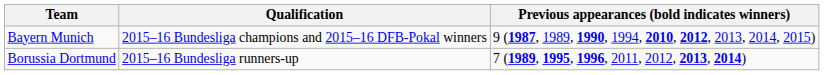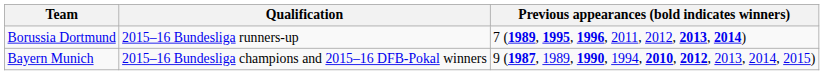rows swapped: (62, 59) <-> (51, 37)
